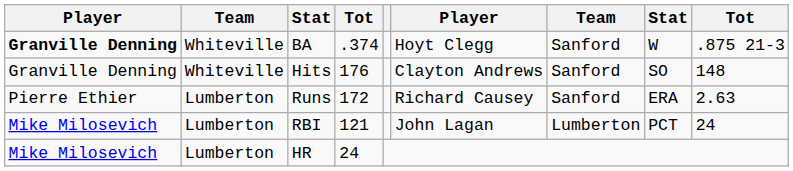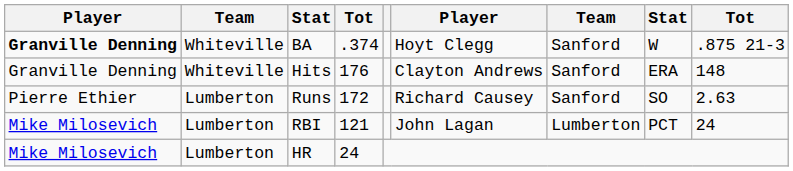(658, 72) SO -> (663, 72) ERA
(663, 99) ERA -> (658, 99) SO
